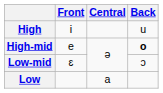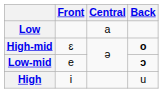rows swapped: (30, 29) <-> (30, 79)
(71, 46) e -> (71, 46) ɛ
(71, 63) ɛ -> (71, 63) e
(143, 63) normal -> (143, 63) bold
